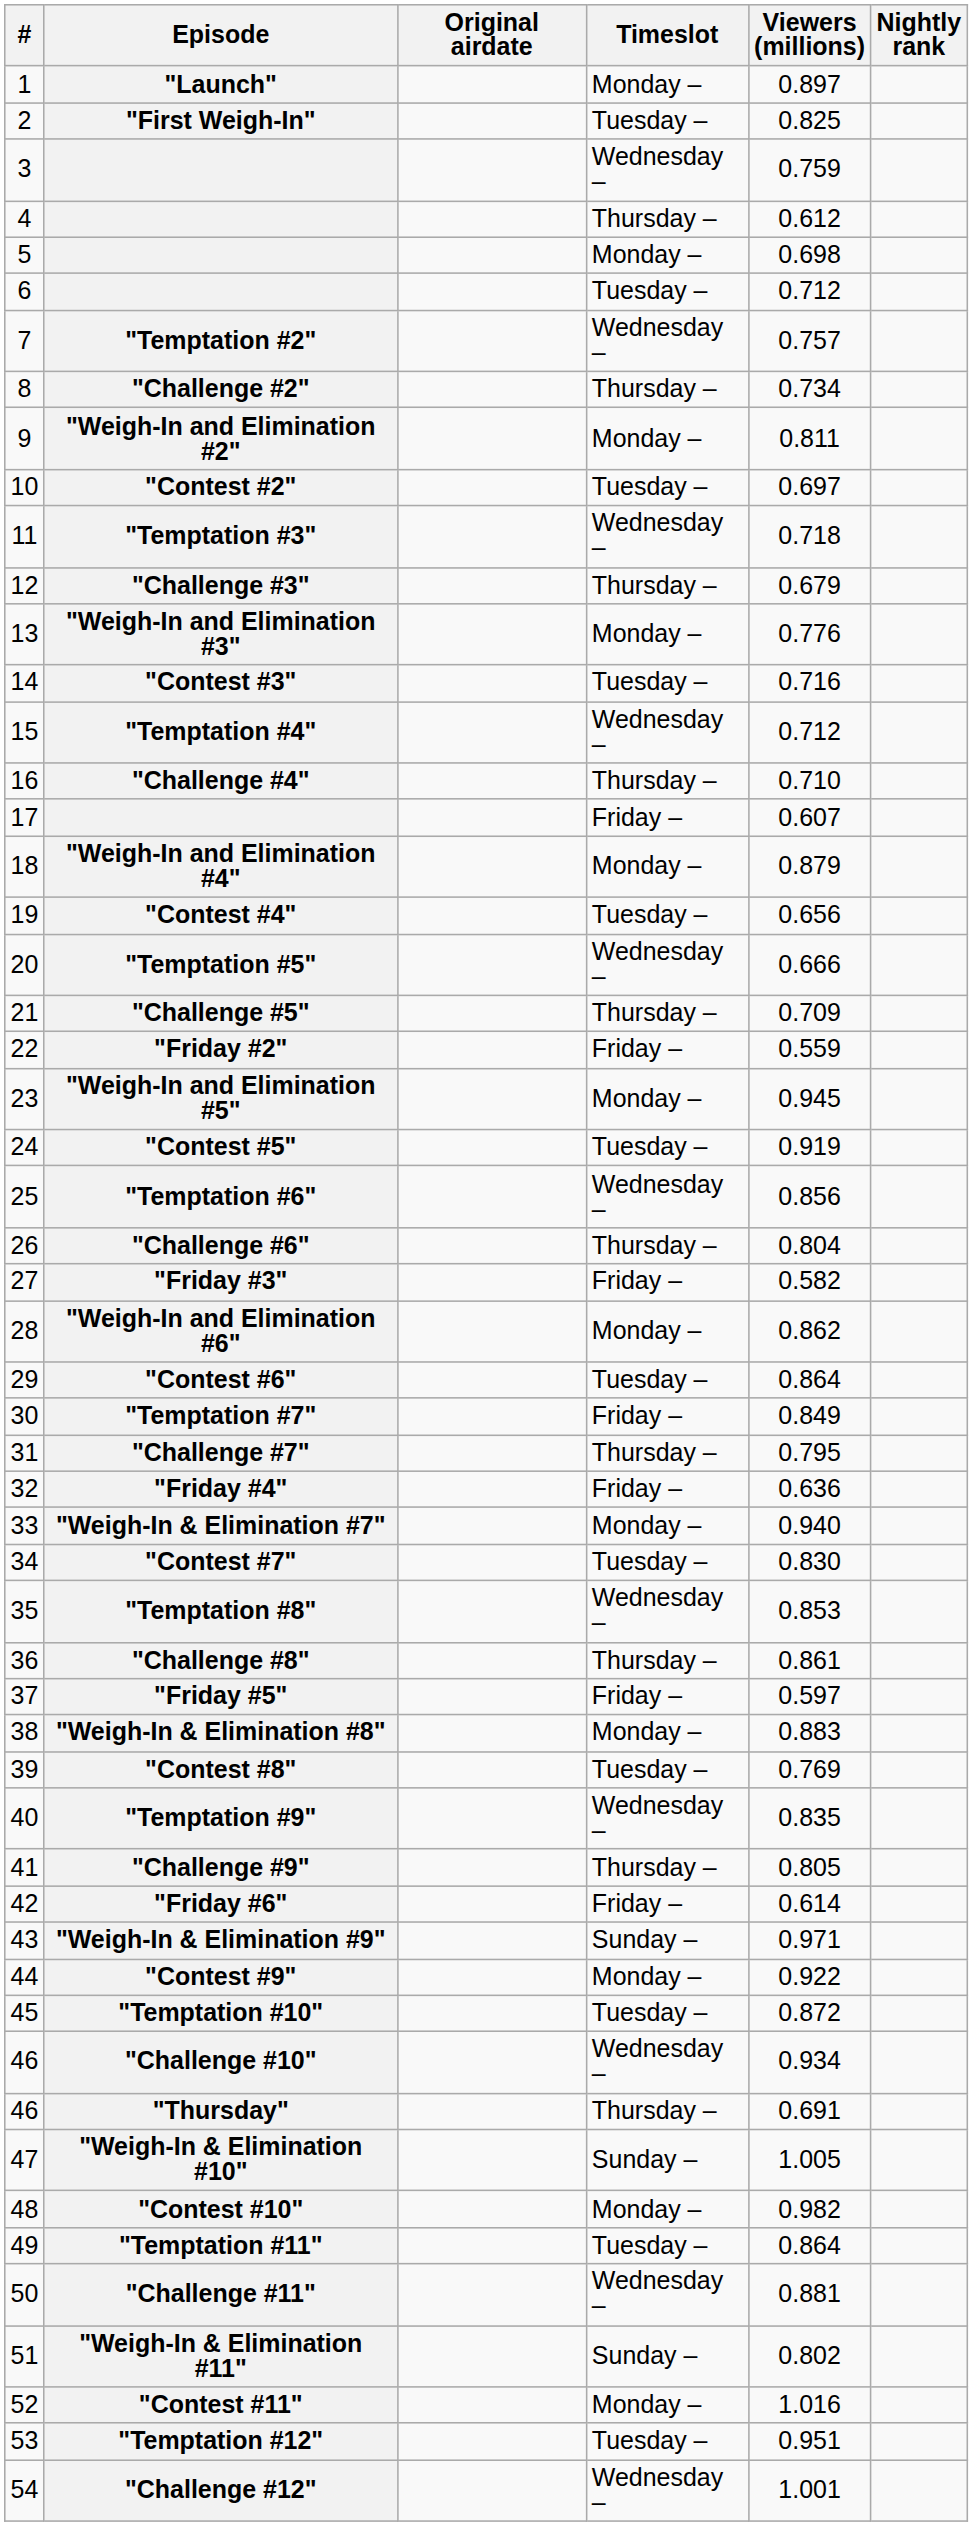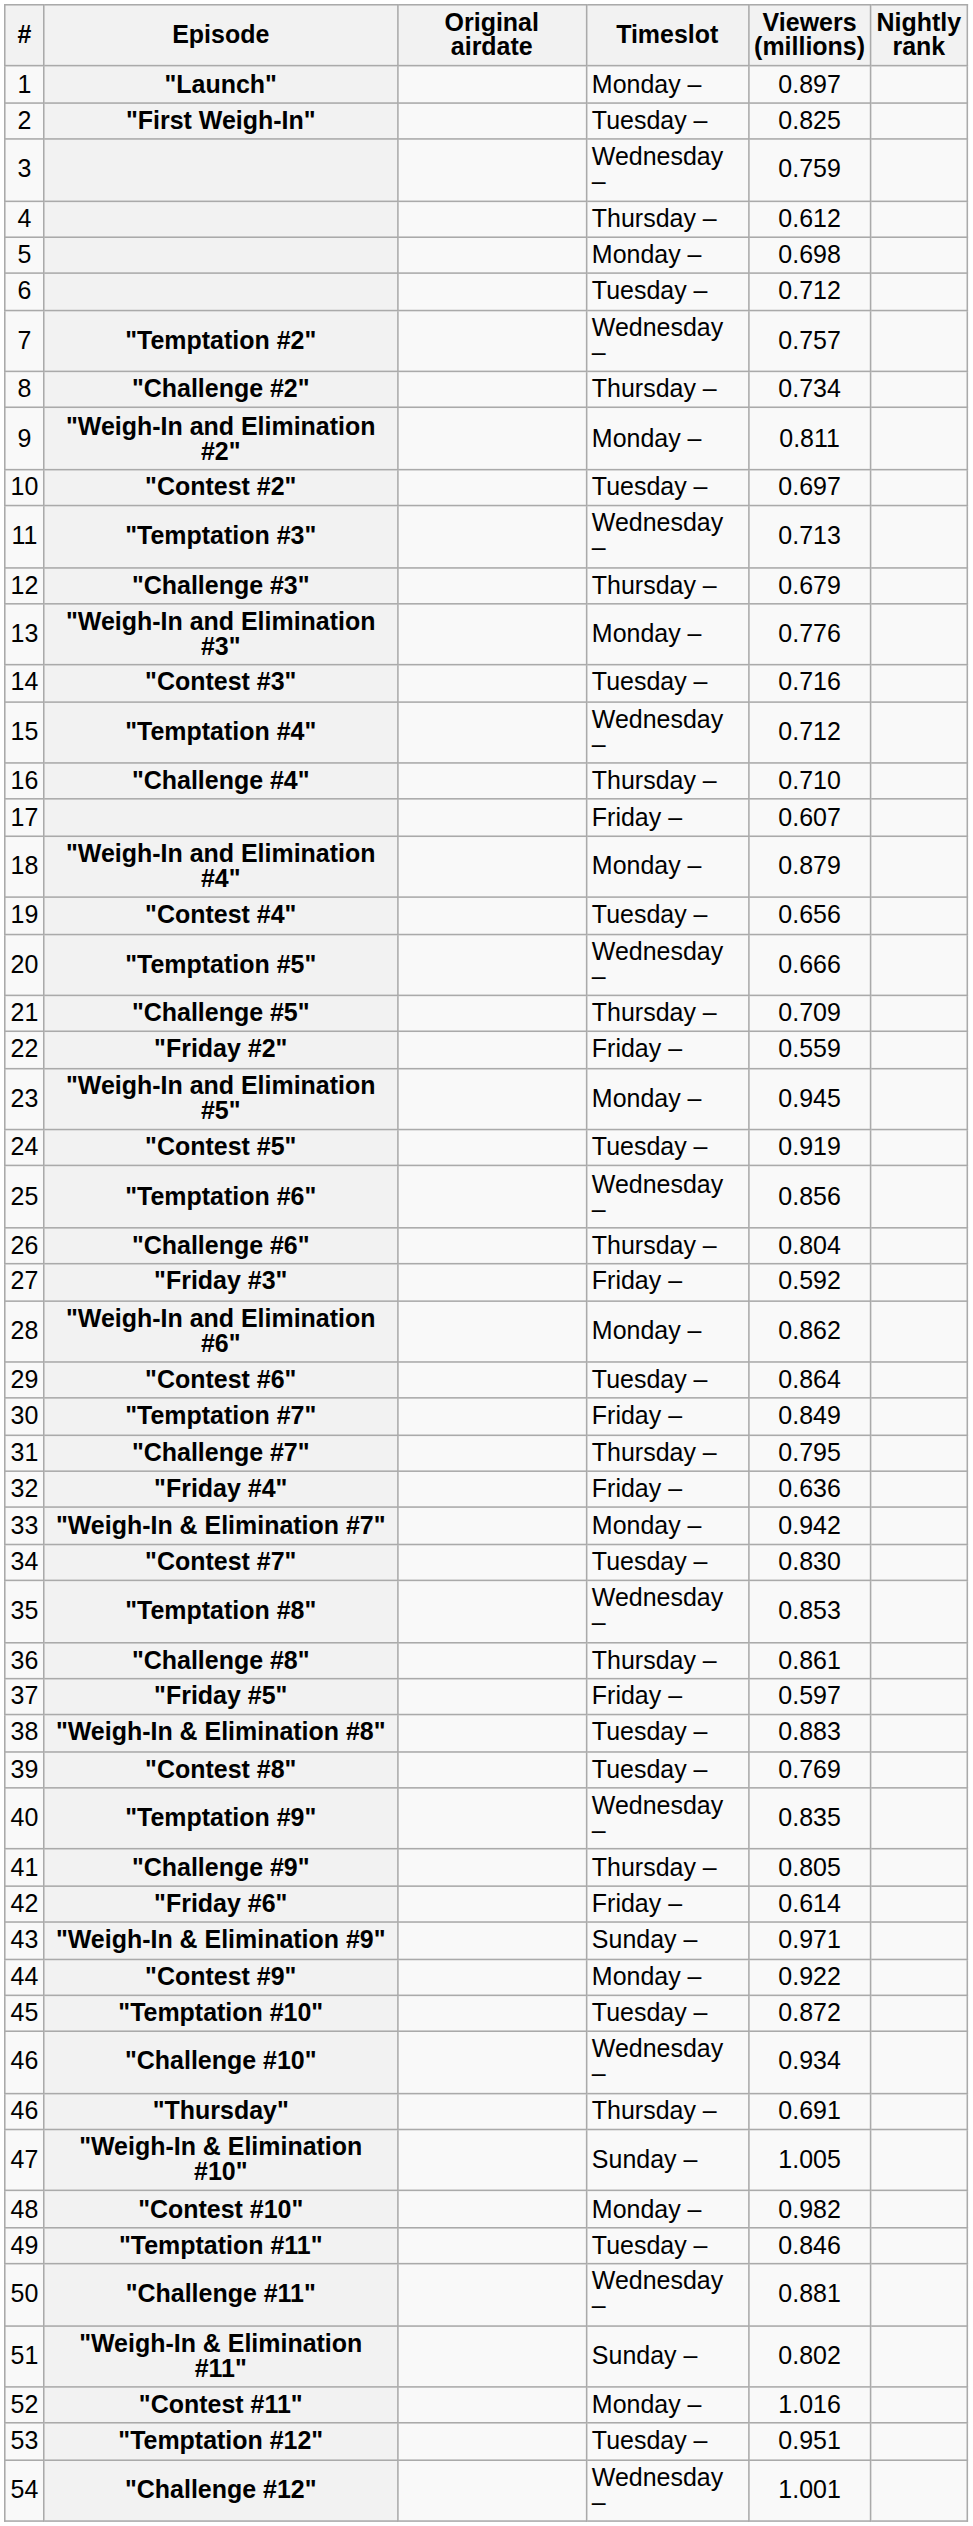(810, 536) 0.718 -> (810, 536) 0.713
(810, 1281) 0.582 -> (810, 1281) 0.592
(810, 1525) 0.940 -> (810, 1525) 0.942
(647, 1732) Monday – -> (650, 1732) Tuesday –
(810, 2245) 0.864 -> (810, 2245) 0.846
